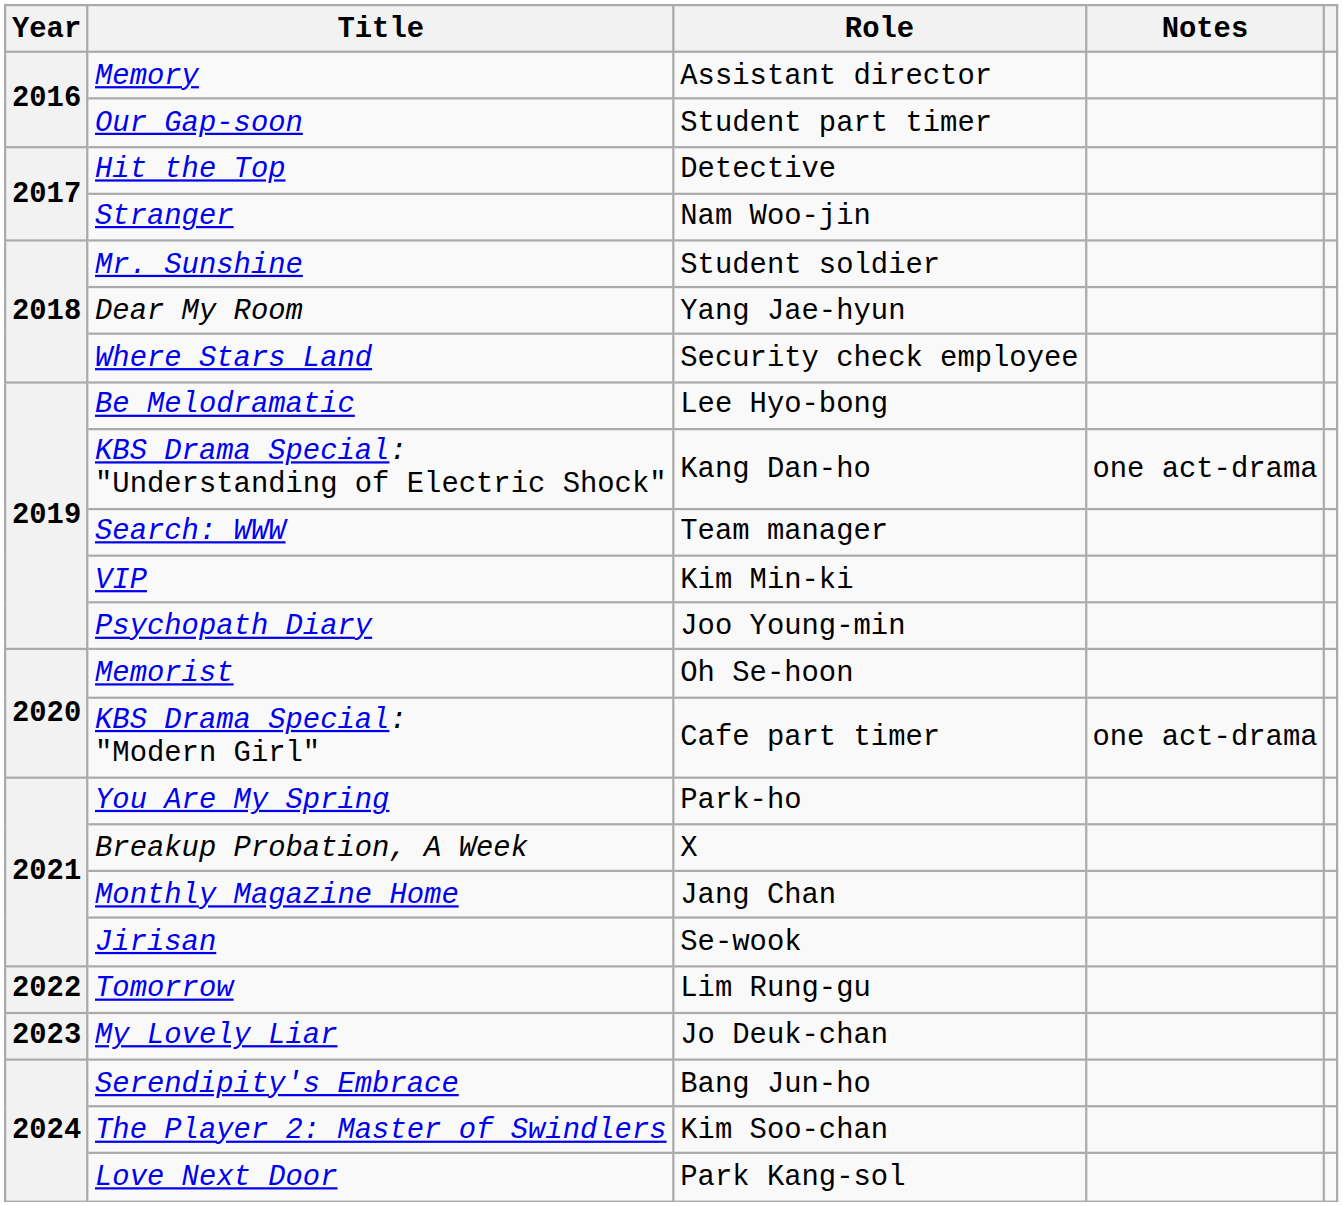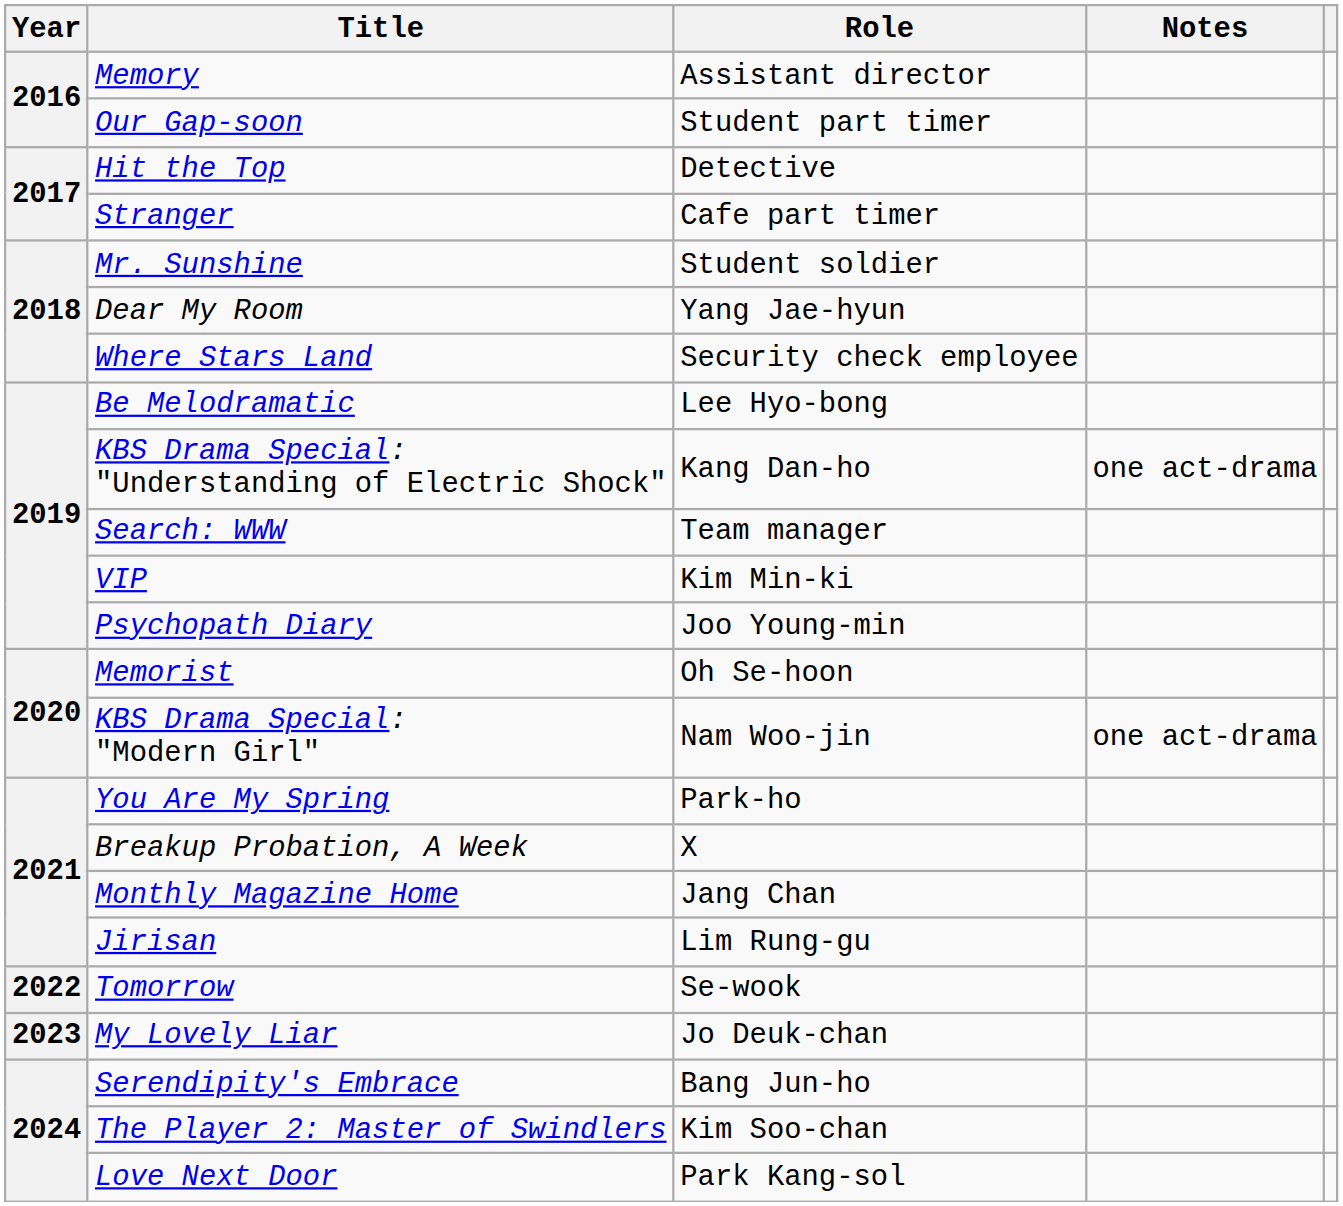(776, 217) Nam Woo-jin -> (810, 217) Cafe part timer
(810, 737) Cafe part timer -> (776, 737) Nam Woo-jin
(741, 942) Se-wook -> (776, 942) Lim Rung-gu
(776, 989) Lim Rung-gu -> (741, 989) Se-wook
